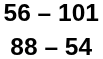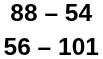rows swapped: (51, 13) <-> (51, 46)
